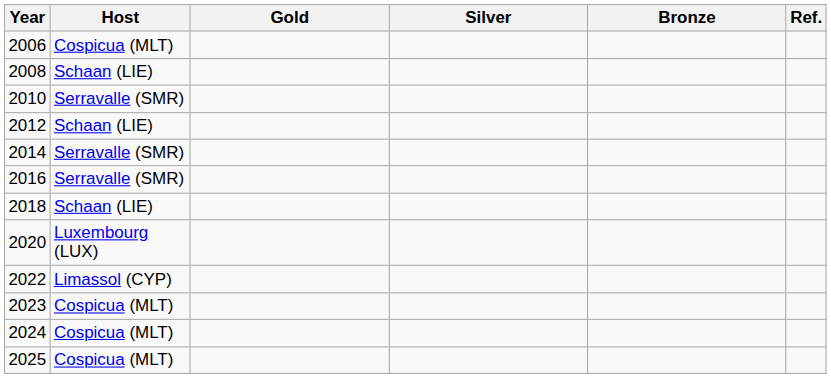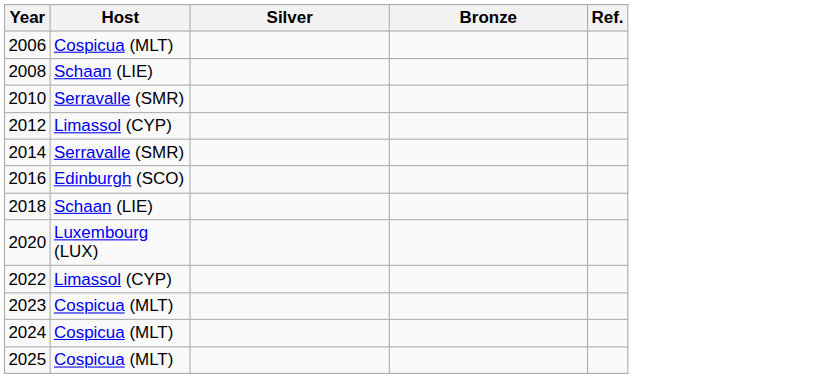- column: (290, 17)
(103, 125) Schaan (LIE) -> (113, 125) Limassol (CYP)
(119, 179) Serravalle (SMR) -> (119, 179) Edinburgh (SCO)
